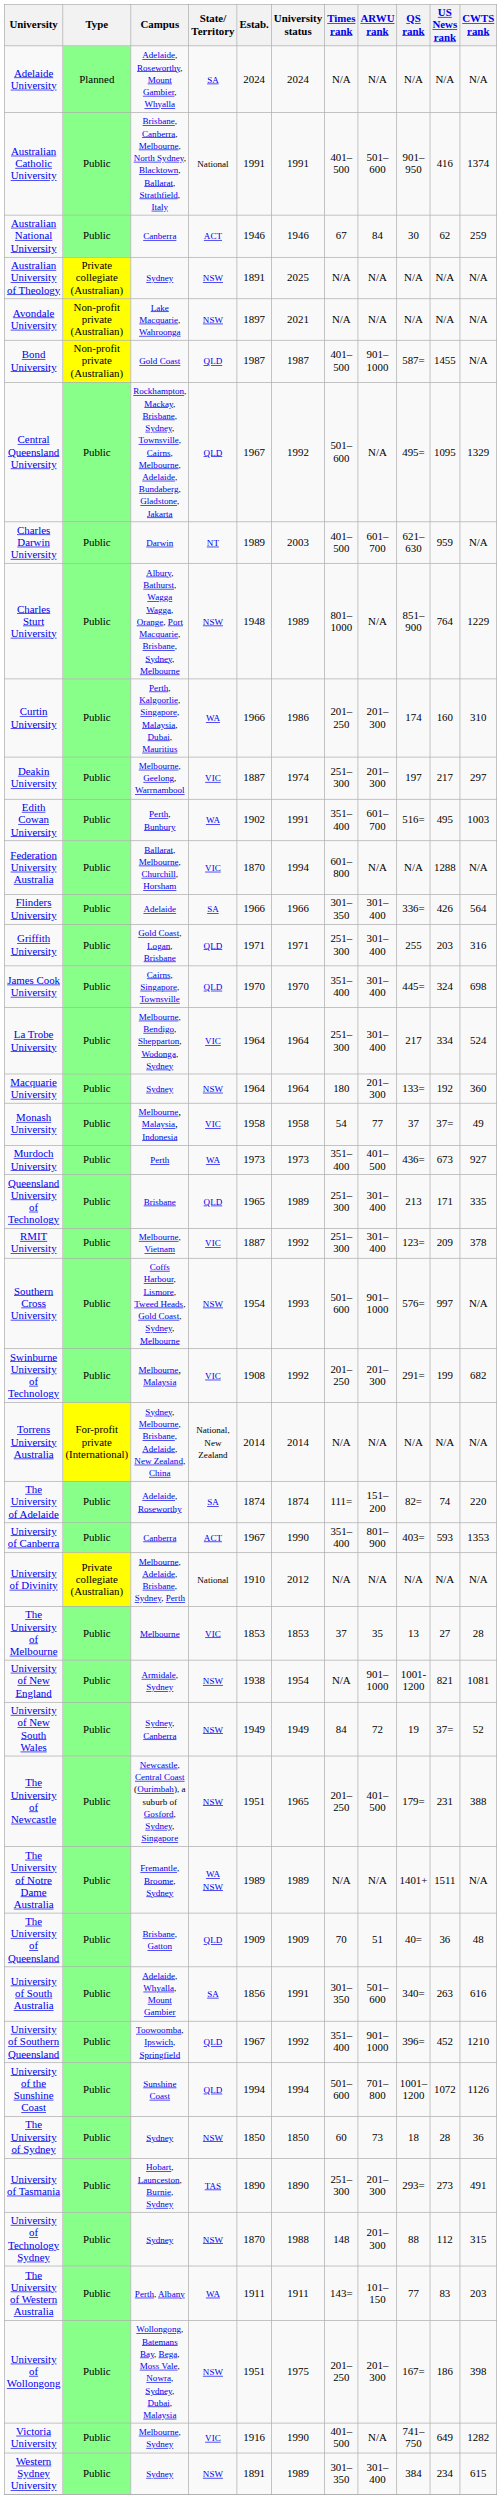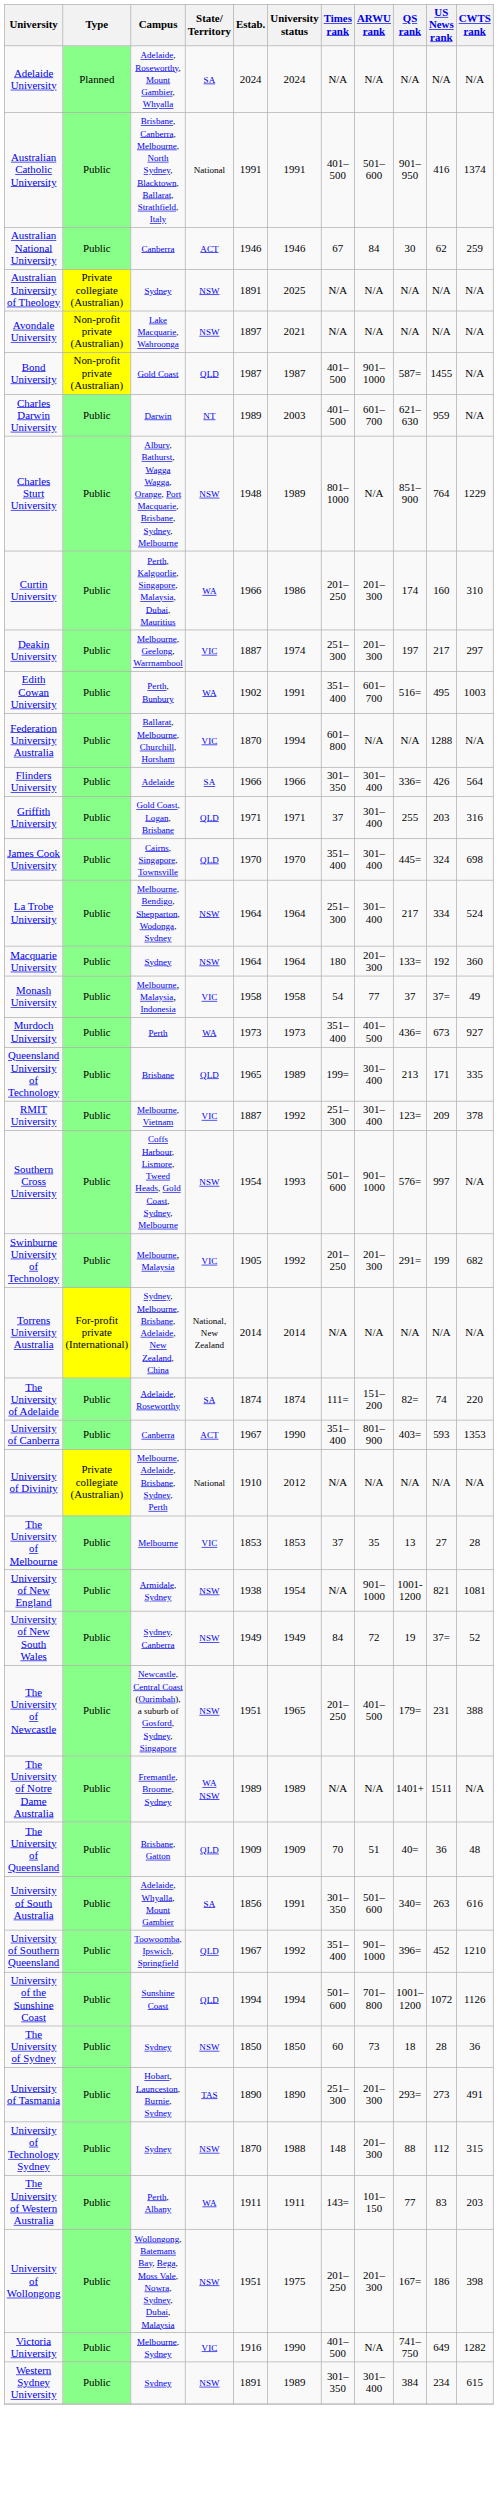- row: (34, 452)
(341, 945) 251–300 -> (338, 817) 37
(213, 1041) VIC -> (209, 914) NSW
(341, 1201) 251–300 -> (338, 1074) 199=
(254, 1375) 1908 -> (251, 1260) 1905
